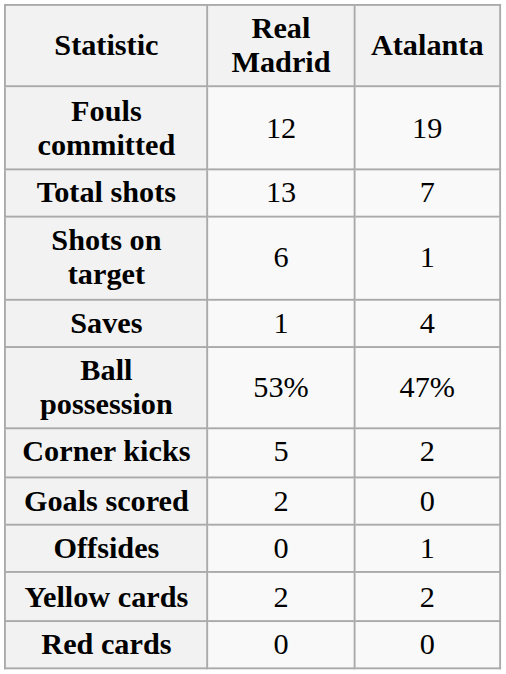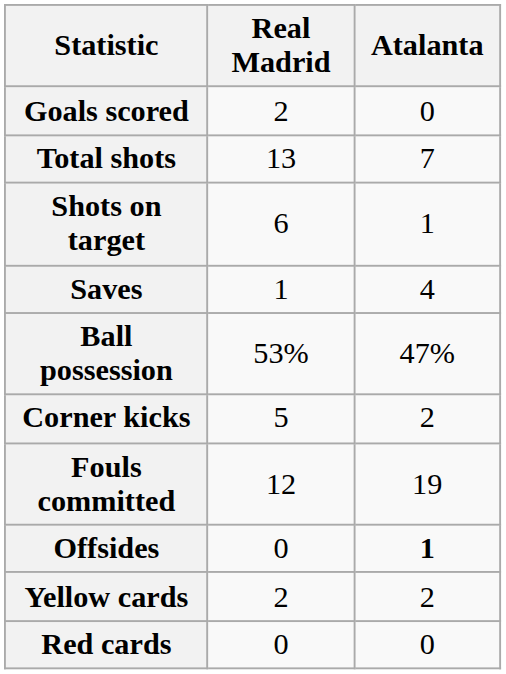rows swapped: (106, 500) <-> (106, 127)
(427, 548) normal -> (427, 548) bold
